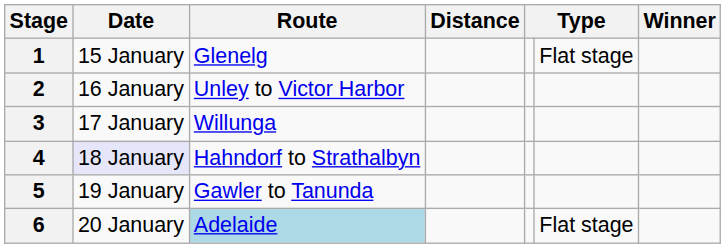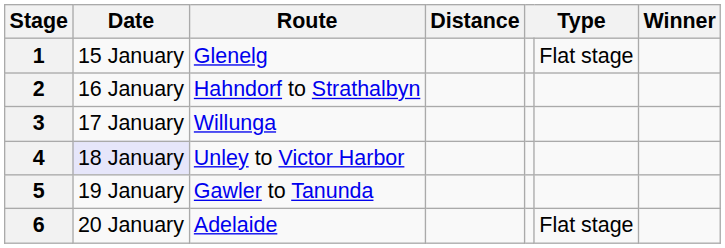(299, 89) Unley to Victor Harbor -> (307, 89) Hahndorf to Strathalbyn
(307, 157) Hahndorf to Strathalbyn -> (299, 157) Unley to Victor Harbor
(236, 225) lightblue background -> (236, 225) no background
